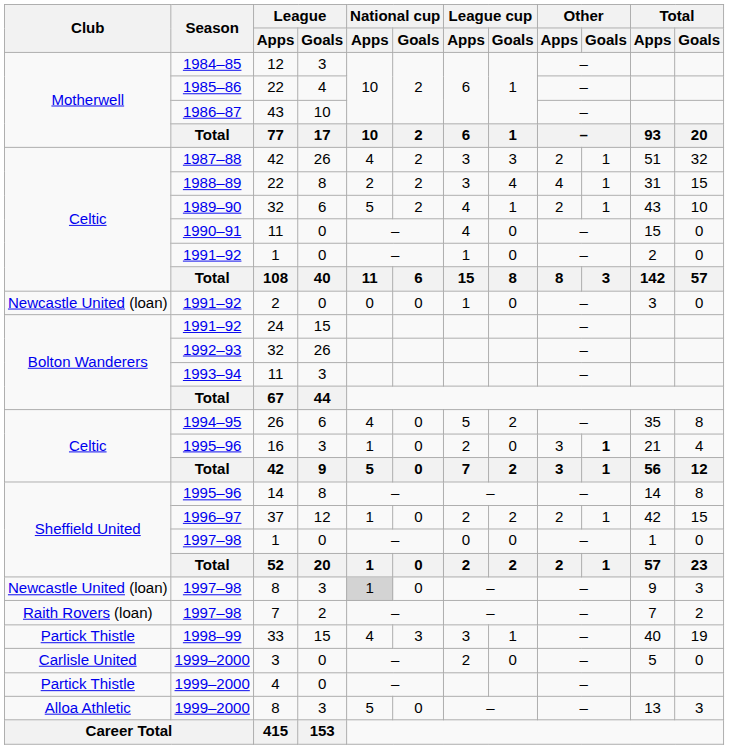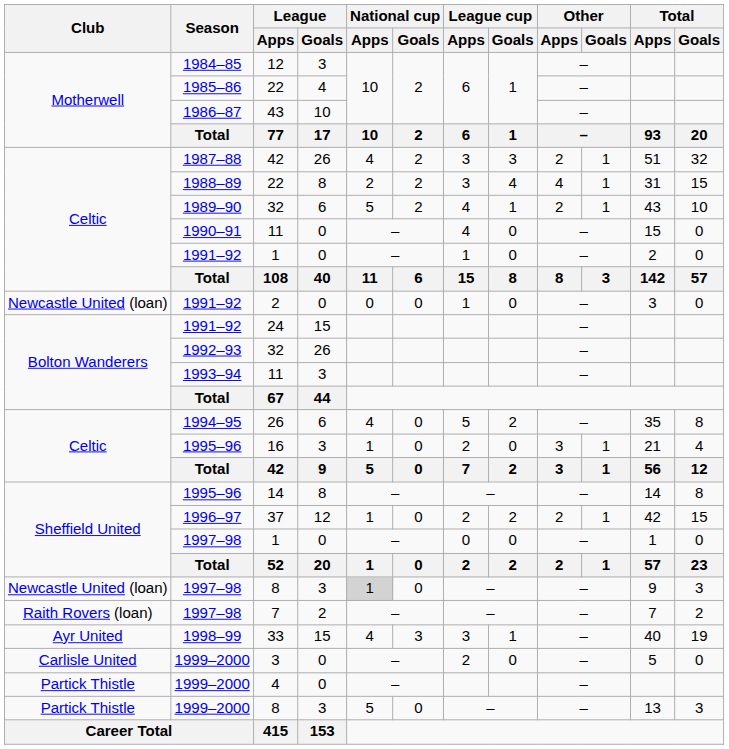(606, 445) bold -> (606, 445) normal
(88, 636) Partick Thistle -> (88, 636) Ayr United
(88, 708) Alloa Athletic -> (88, 708) Partick Thistle
